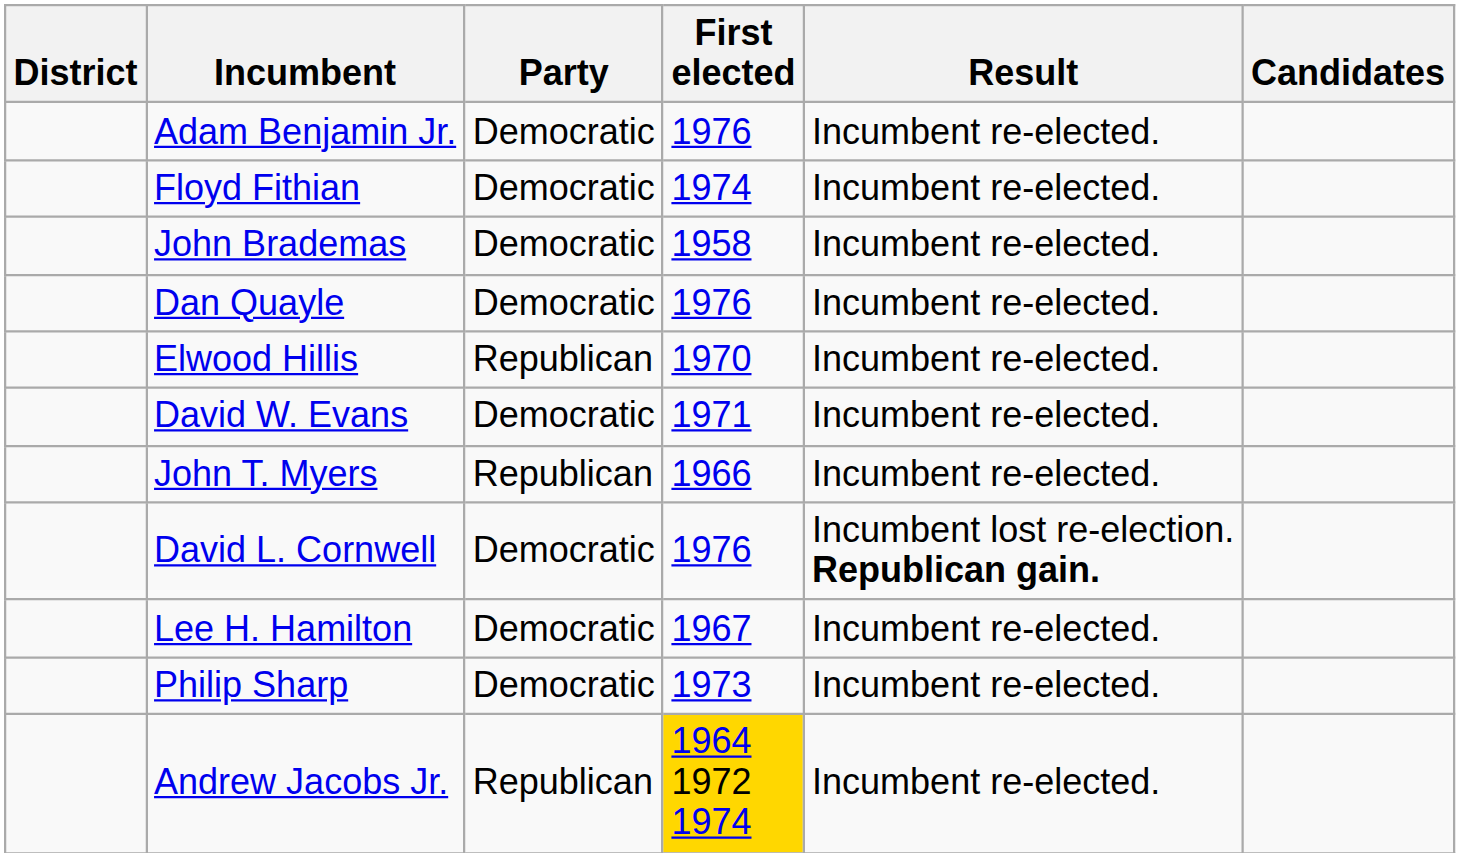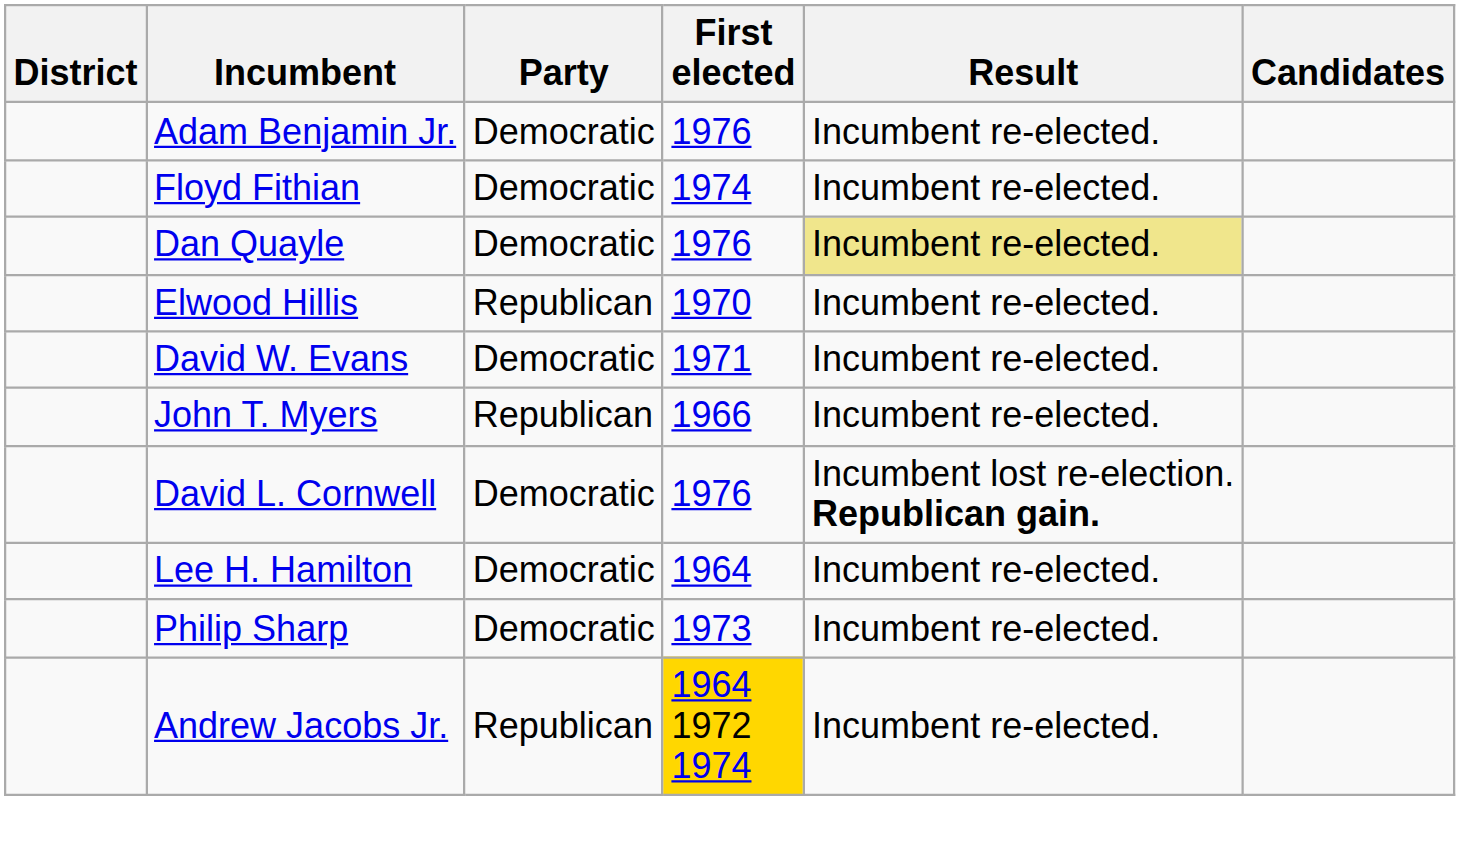- row: (280, 244)
(986, 301) no background -> (986, 244) khaki background
(711, 627) 1967 -> (711, 570) 1964
